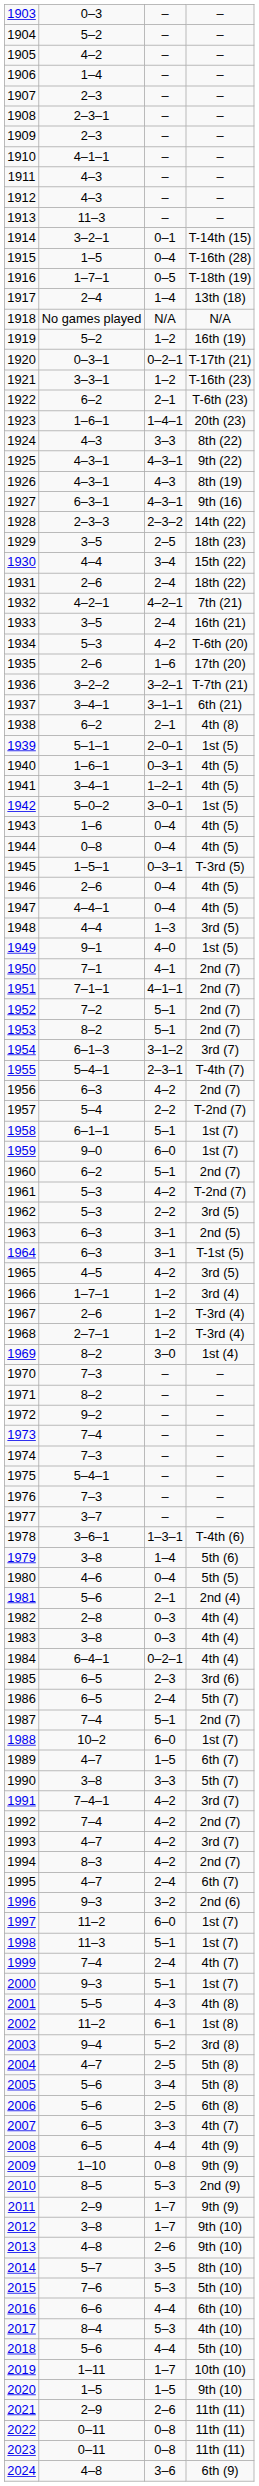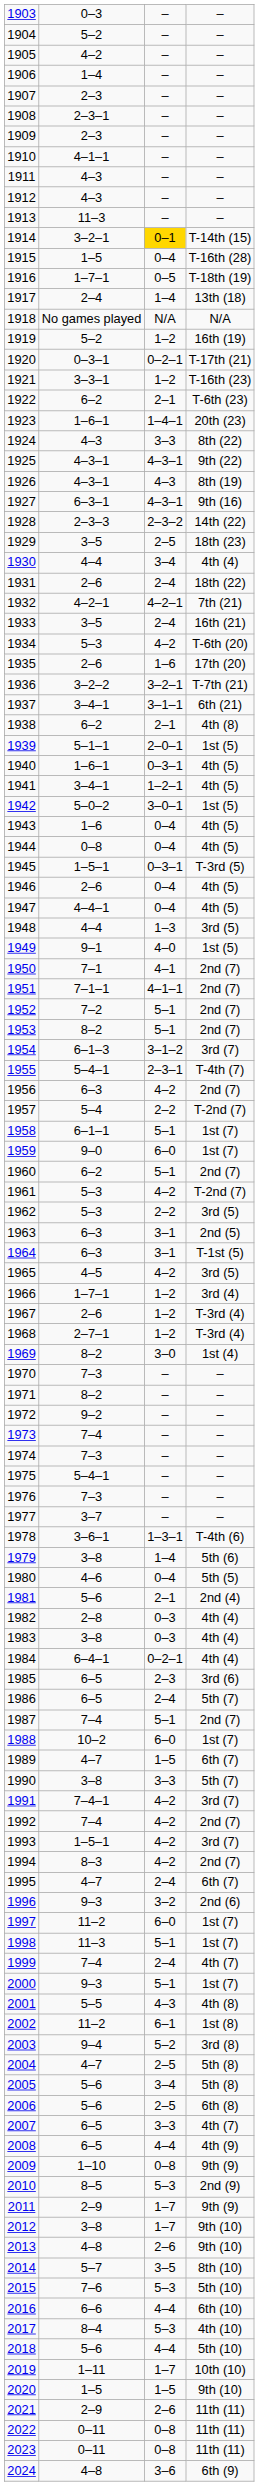(165, 237) no background -> (165, 237) gold background
(220, 562) 15th (22) -> (220, 562) 4th (4)
(92, 1841) 4–7 -> (92, 1841) 1–5–1
